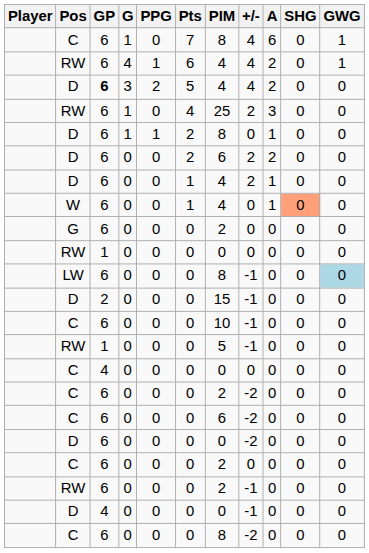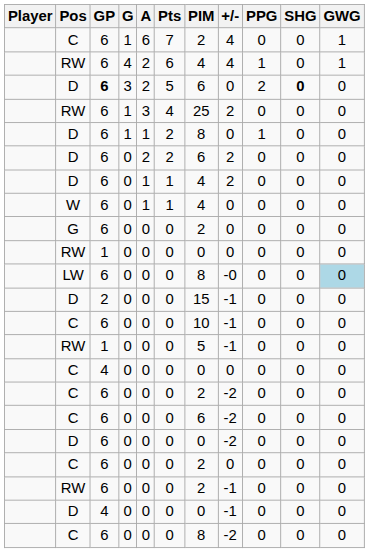columns swapped: (272, 16) <-> (156, 16)
(222, 39) 8 -> (201, 39) 2
(222, 87) 4 -> (201, 87) 6
(251, 87) 4 -> (230, 87) 0
(300, 87) normal -> (300, 87) bold
(300, 205) lightsalmon background -> (300, 205) no background
(251, 275) -1 -> (230, 275) -0
